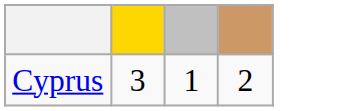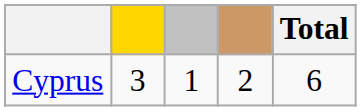+ column: (314, 29)
